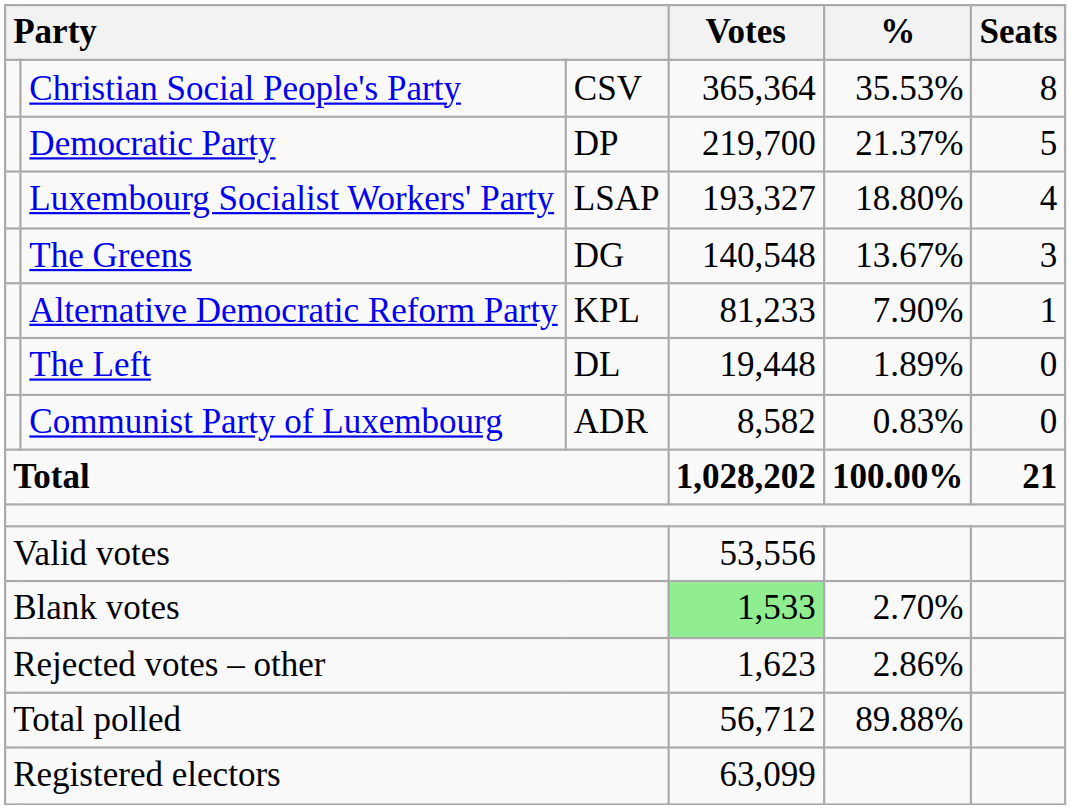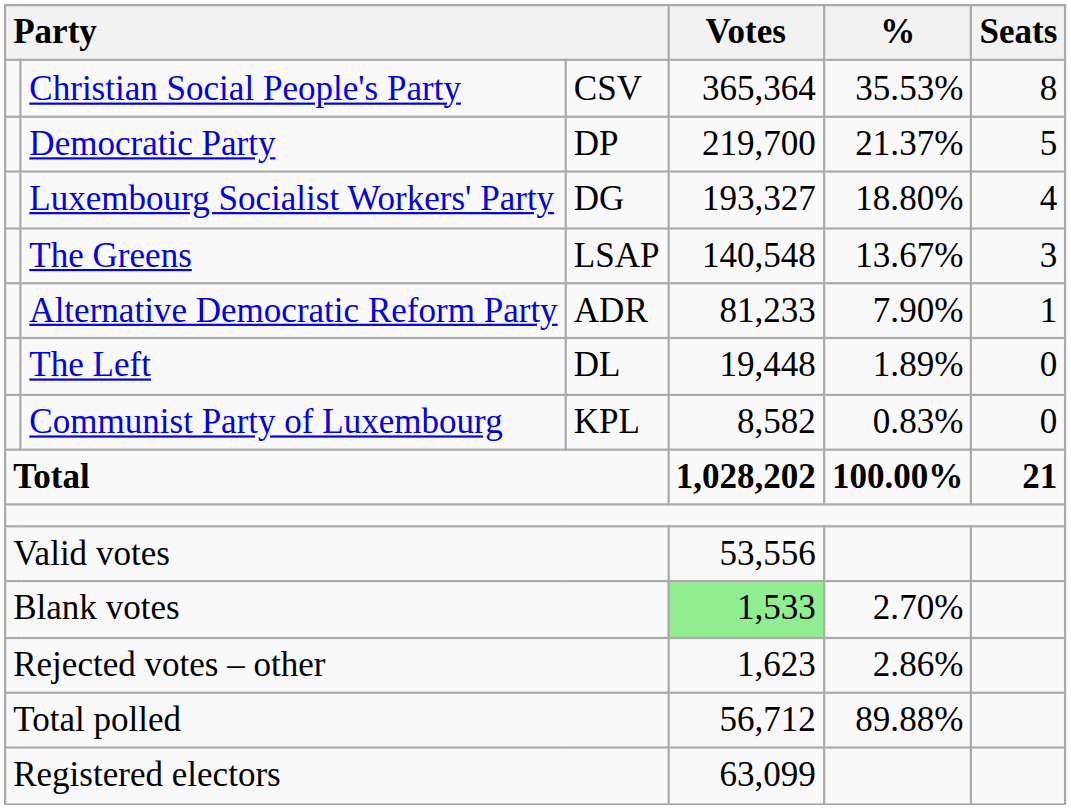(617, 198) LSAP -> (599, 198) DG
(599, 254) DG -> (617, 254) LSAP
(607, 310) KPL -> (611, 310) ADR
(611, 421) ADR -> (607, 421) KPL
